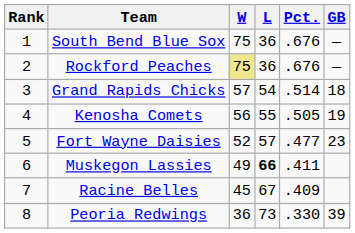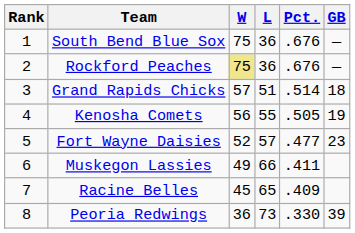(267, 91) 54 -> (267, 91) 51
(267, 166) bold -> (267, 166) normal
(267, 191) 67 -> (267, 191) 65
